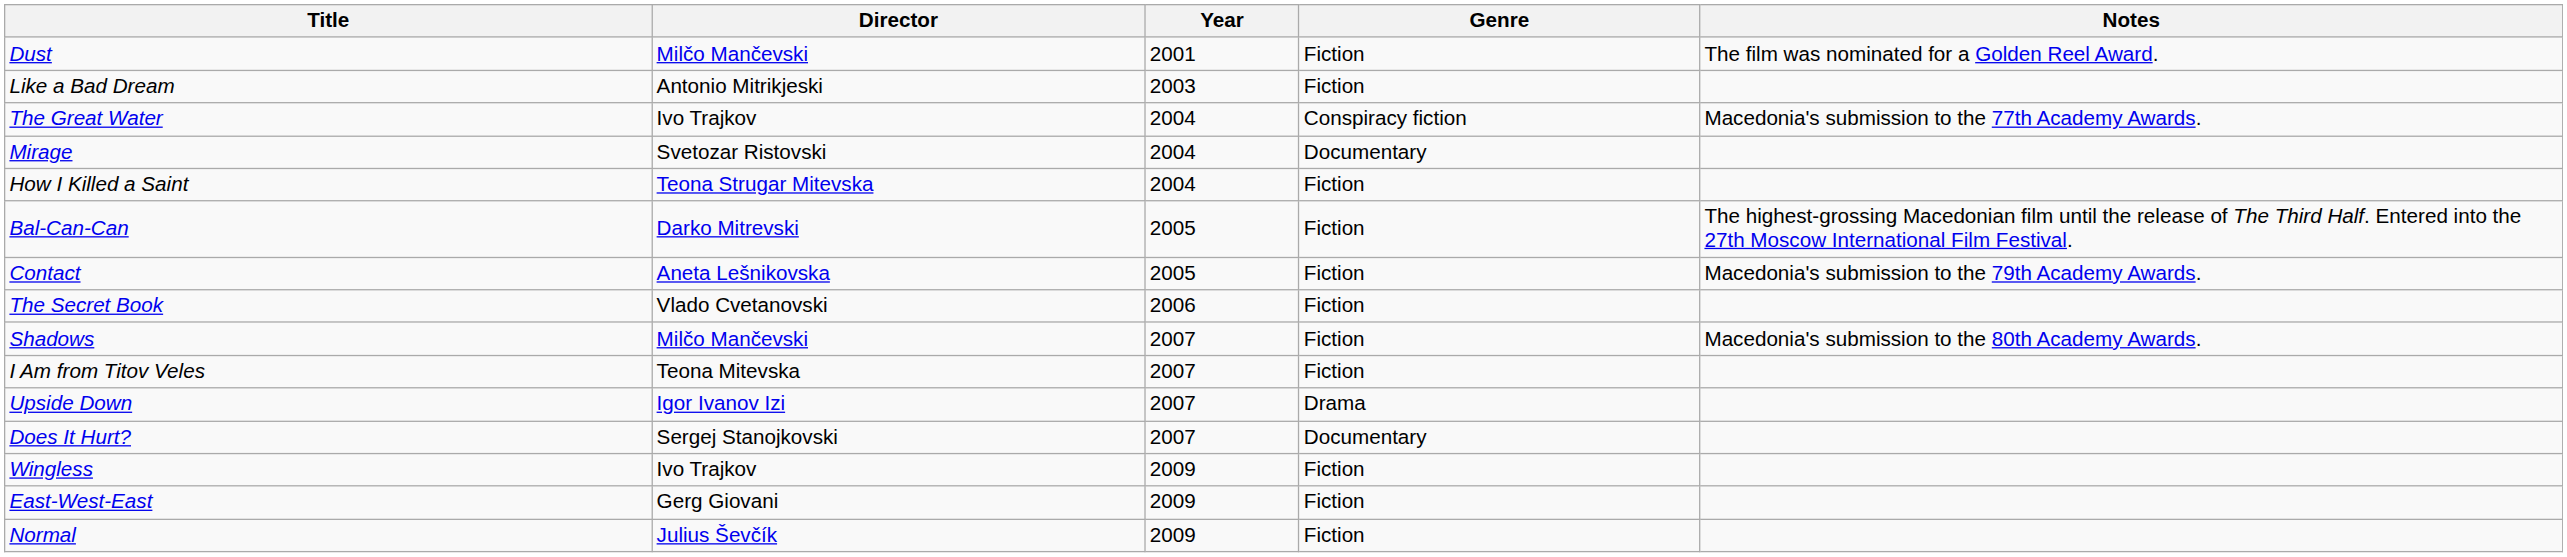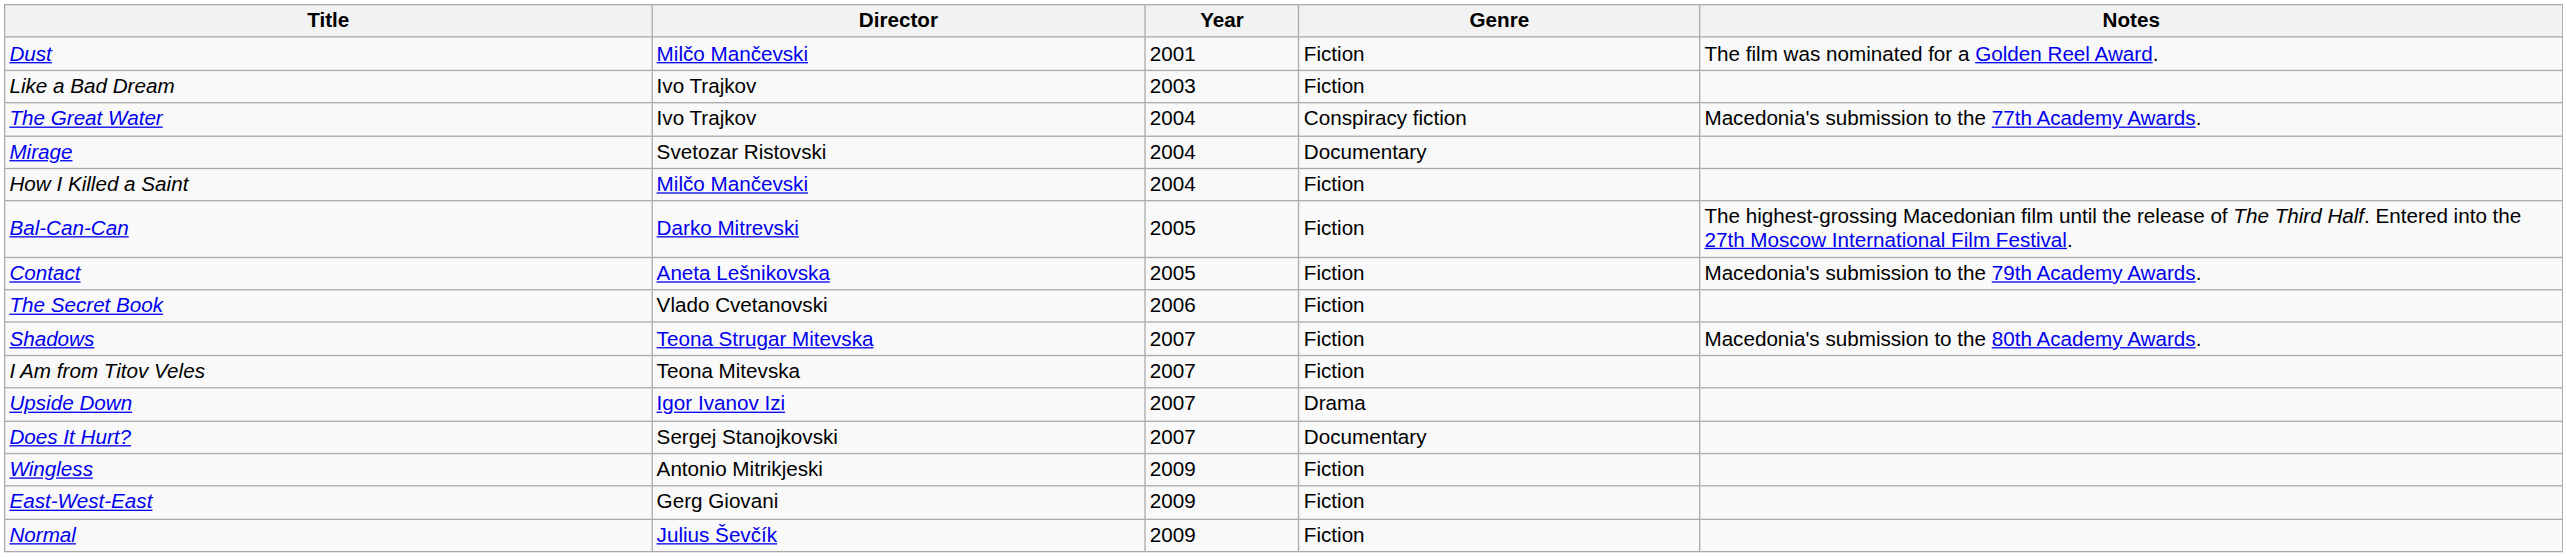(740, 86) Antonio Mitrikjeski -> (707, 86) Ivo Trajkov
(765, 184) Teona Strugar Mitevska -> (732, 184) Milčo Mančevski
(732, 338) Milčo Mančevski -> (765, 338) Teona Strugar Mitevska
(707, 469) Ivo Trajkov -> (740, 469) Antonio Mitrikjeski
